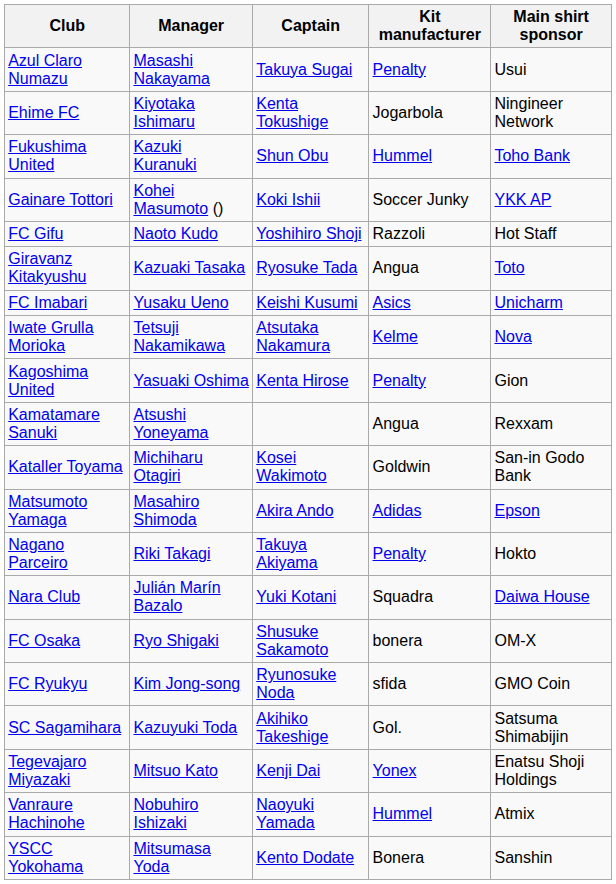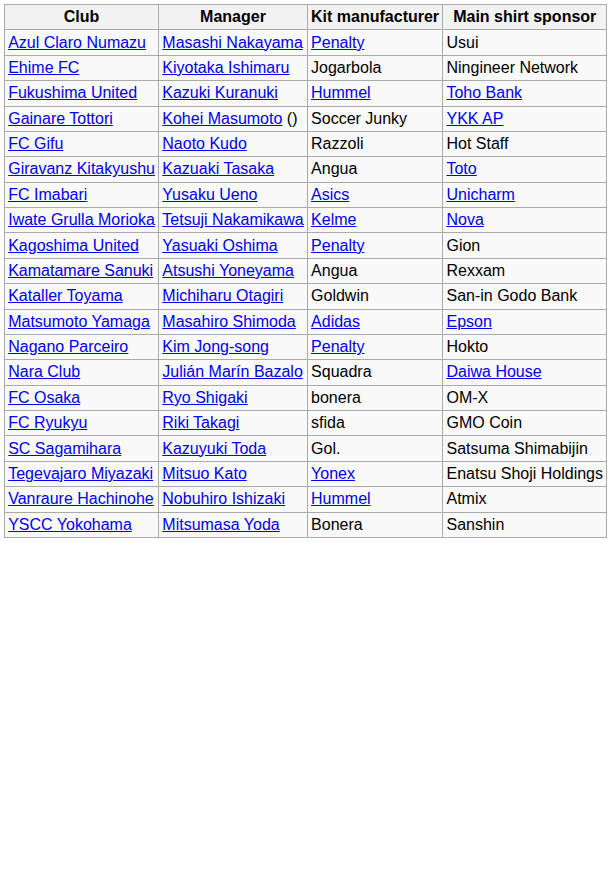- column: (311, 26)
(172, 554) Riki Takagi -> (216, 347) Kim Jong-song
(187, 684) Kim Jong-song -> (201, 423) Riki Takagi
